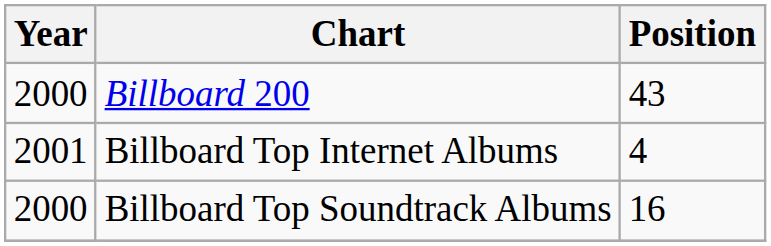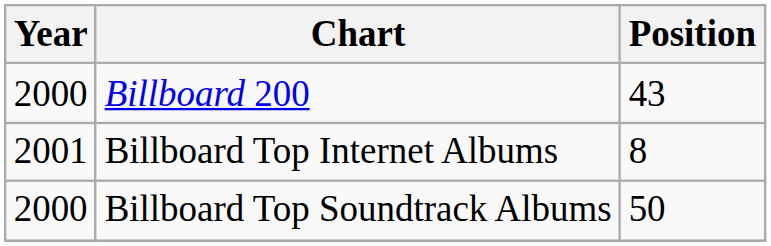(638, 151) 4 -> (638, 151) 8
(647, 209) 16 -> (647, 209) 50
